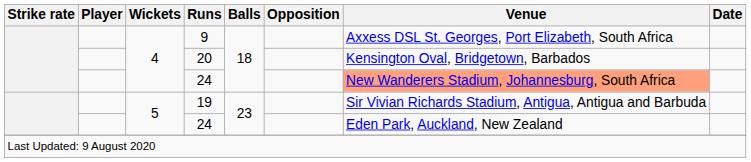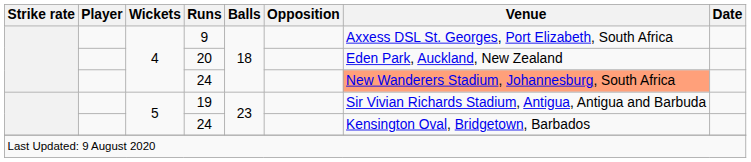(468, 59) Kensington Oval, Bridgetown, Barbados -> (454, 59) Eden Park, Auckland, New Zealand
(454, 124) Eden Park, Auckland, New Zealand -> (468, 124) Kensington Oval, Bridgetown, Barbados
